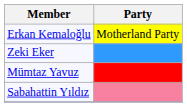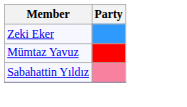- row: (49, 34)
